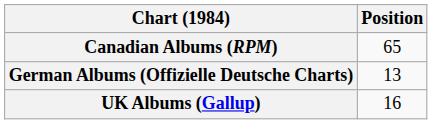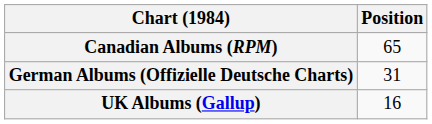(392, 75) 13 -> (392, 75) 31
